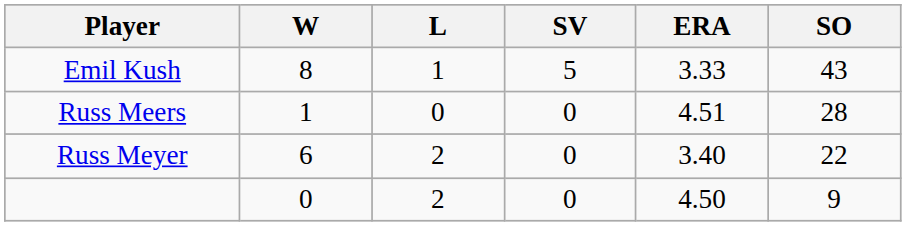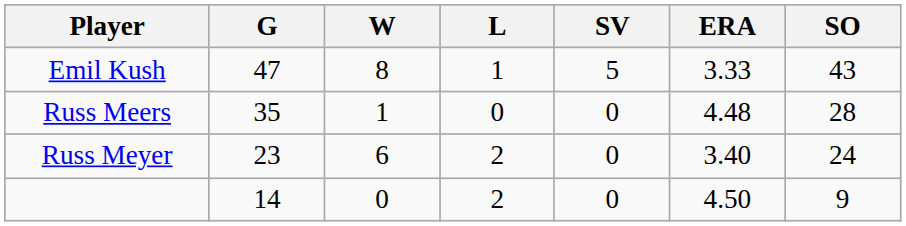+ column: (267, 26)
(702, 112) 4.51 -> (727, 112) 4.48
(834, 155) 22 -> (843, 155) 24
